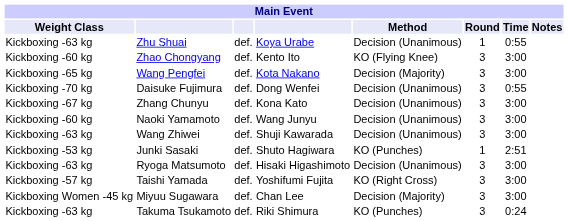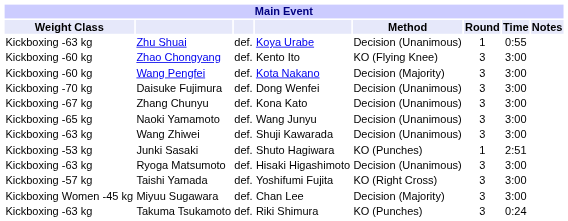(49, 73) Kickboxing -65 kg -> (49, 73) Kickboxing -60 kg
(516, 88) 0:55 -> (516, 88) 3:00
(49, 119) Kickboxing -60 kg -> (49, 119) Kickboxing -65 kg
